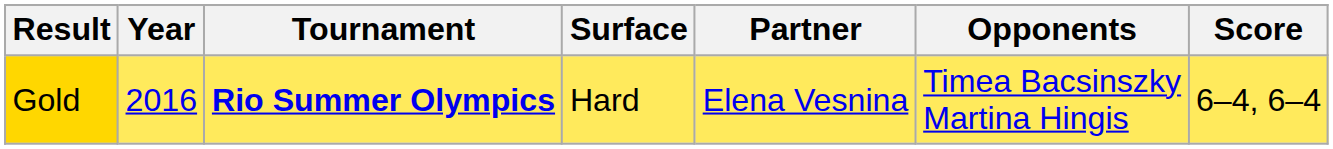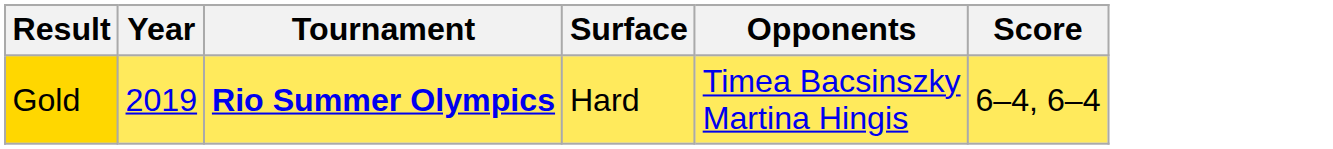- column: (806, 30)
(161, 99) 2016 -> (161, 99) 2019
